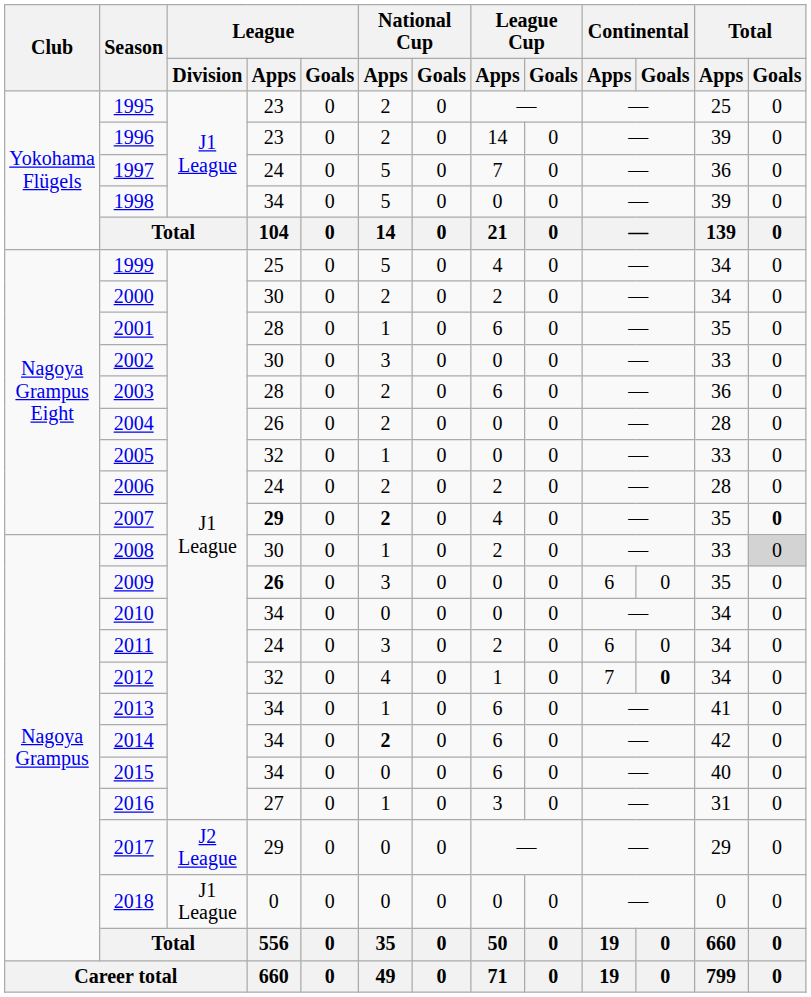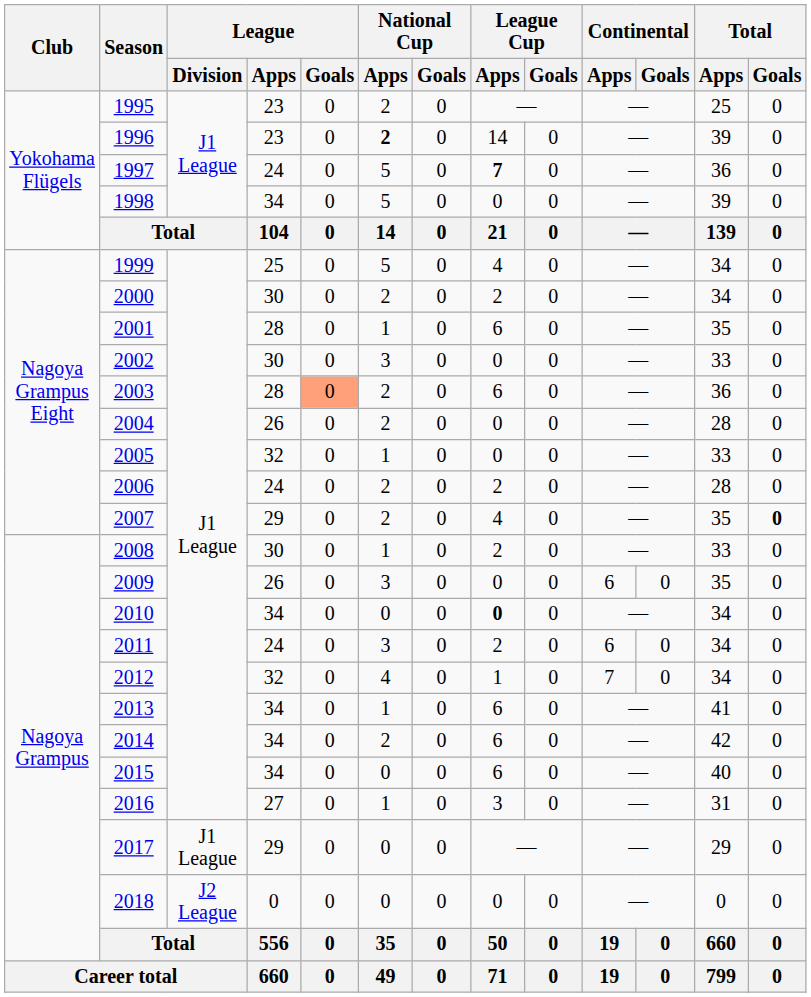(386, 138) normal -> (386, 138) bold
(497, 169) normal -> (497, 169) bold
(330, 391) no background -> (330, 391) lightsalmon background
(274, 518) bold -> (274, 518) normal
(386, 518) bold -> (386, 518) normal
(777, 550) lightgrey background -> (777, 550) no background
(274, 582) bold -> (274, 582) normal
(497, 613) normal -> (497, 613) bold
(665, 677) bold -> (665, 677) normal
(386, 740) bold -> (386, 740) normal
(207, 847) J2 League -> (207, 847) J1 League
(207, 901) J1 League -> (207, 901) J2 League
